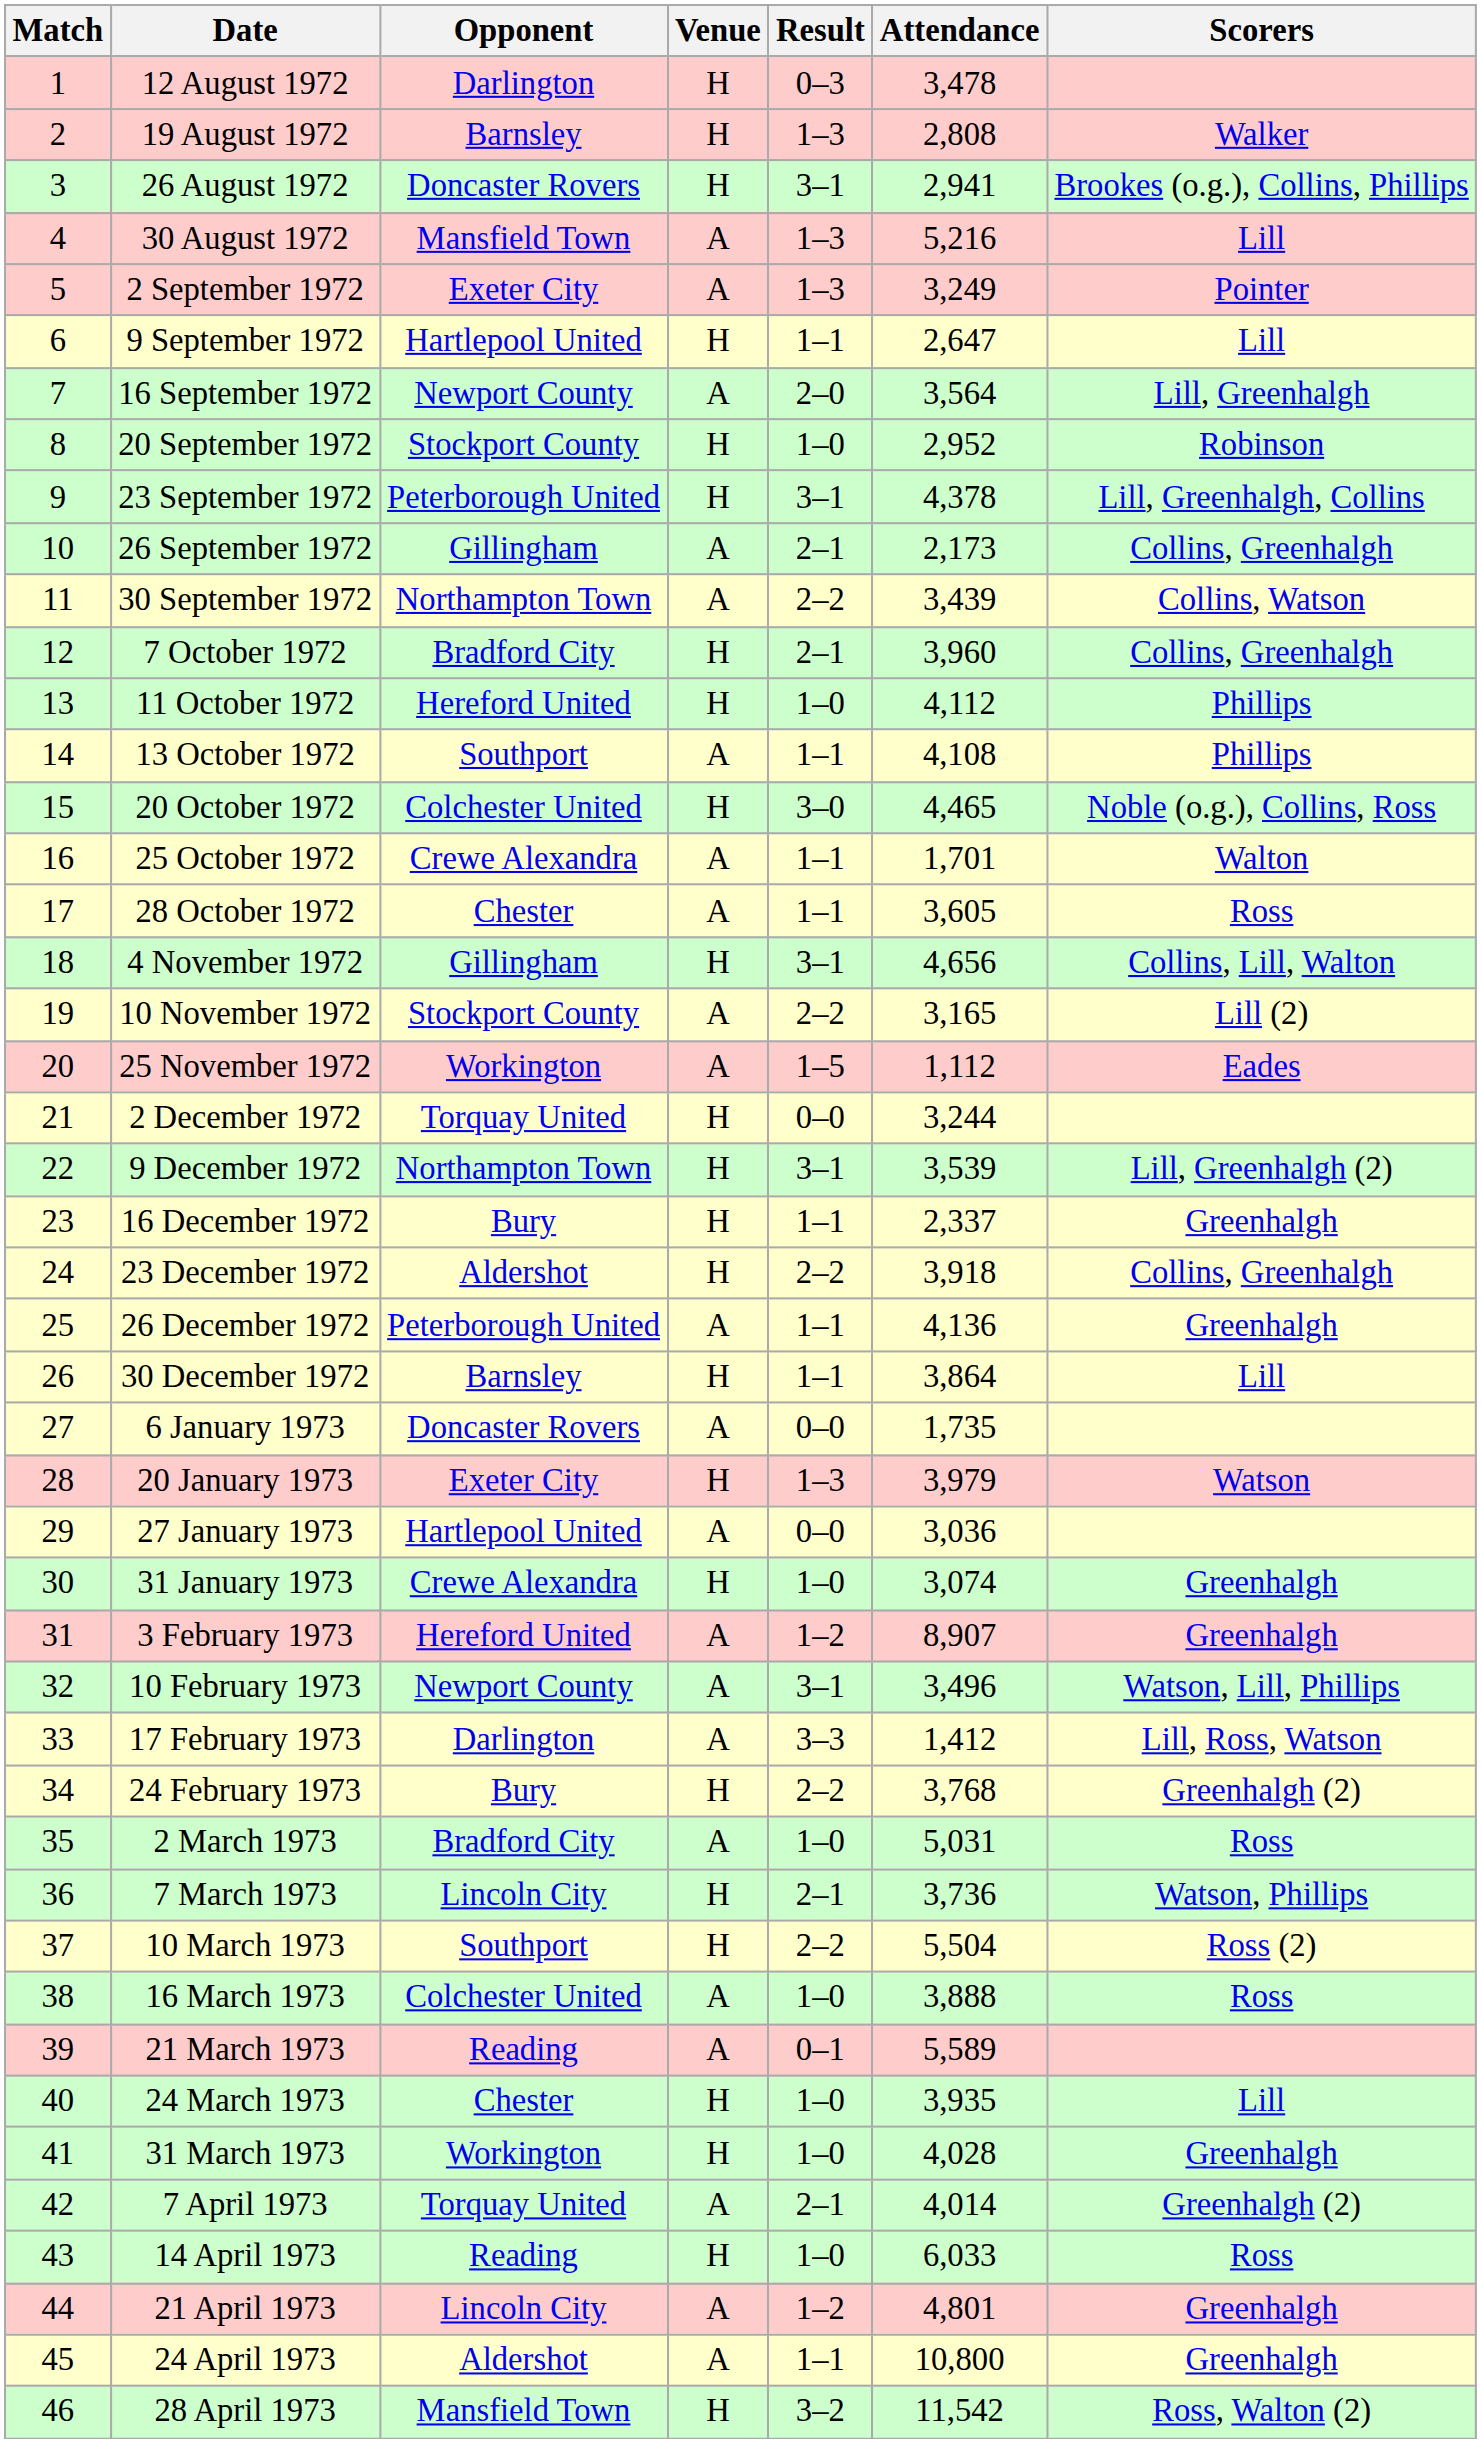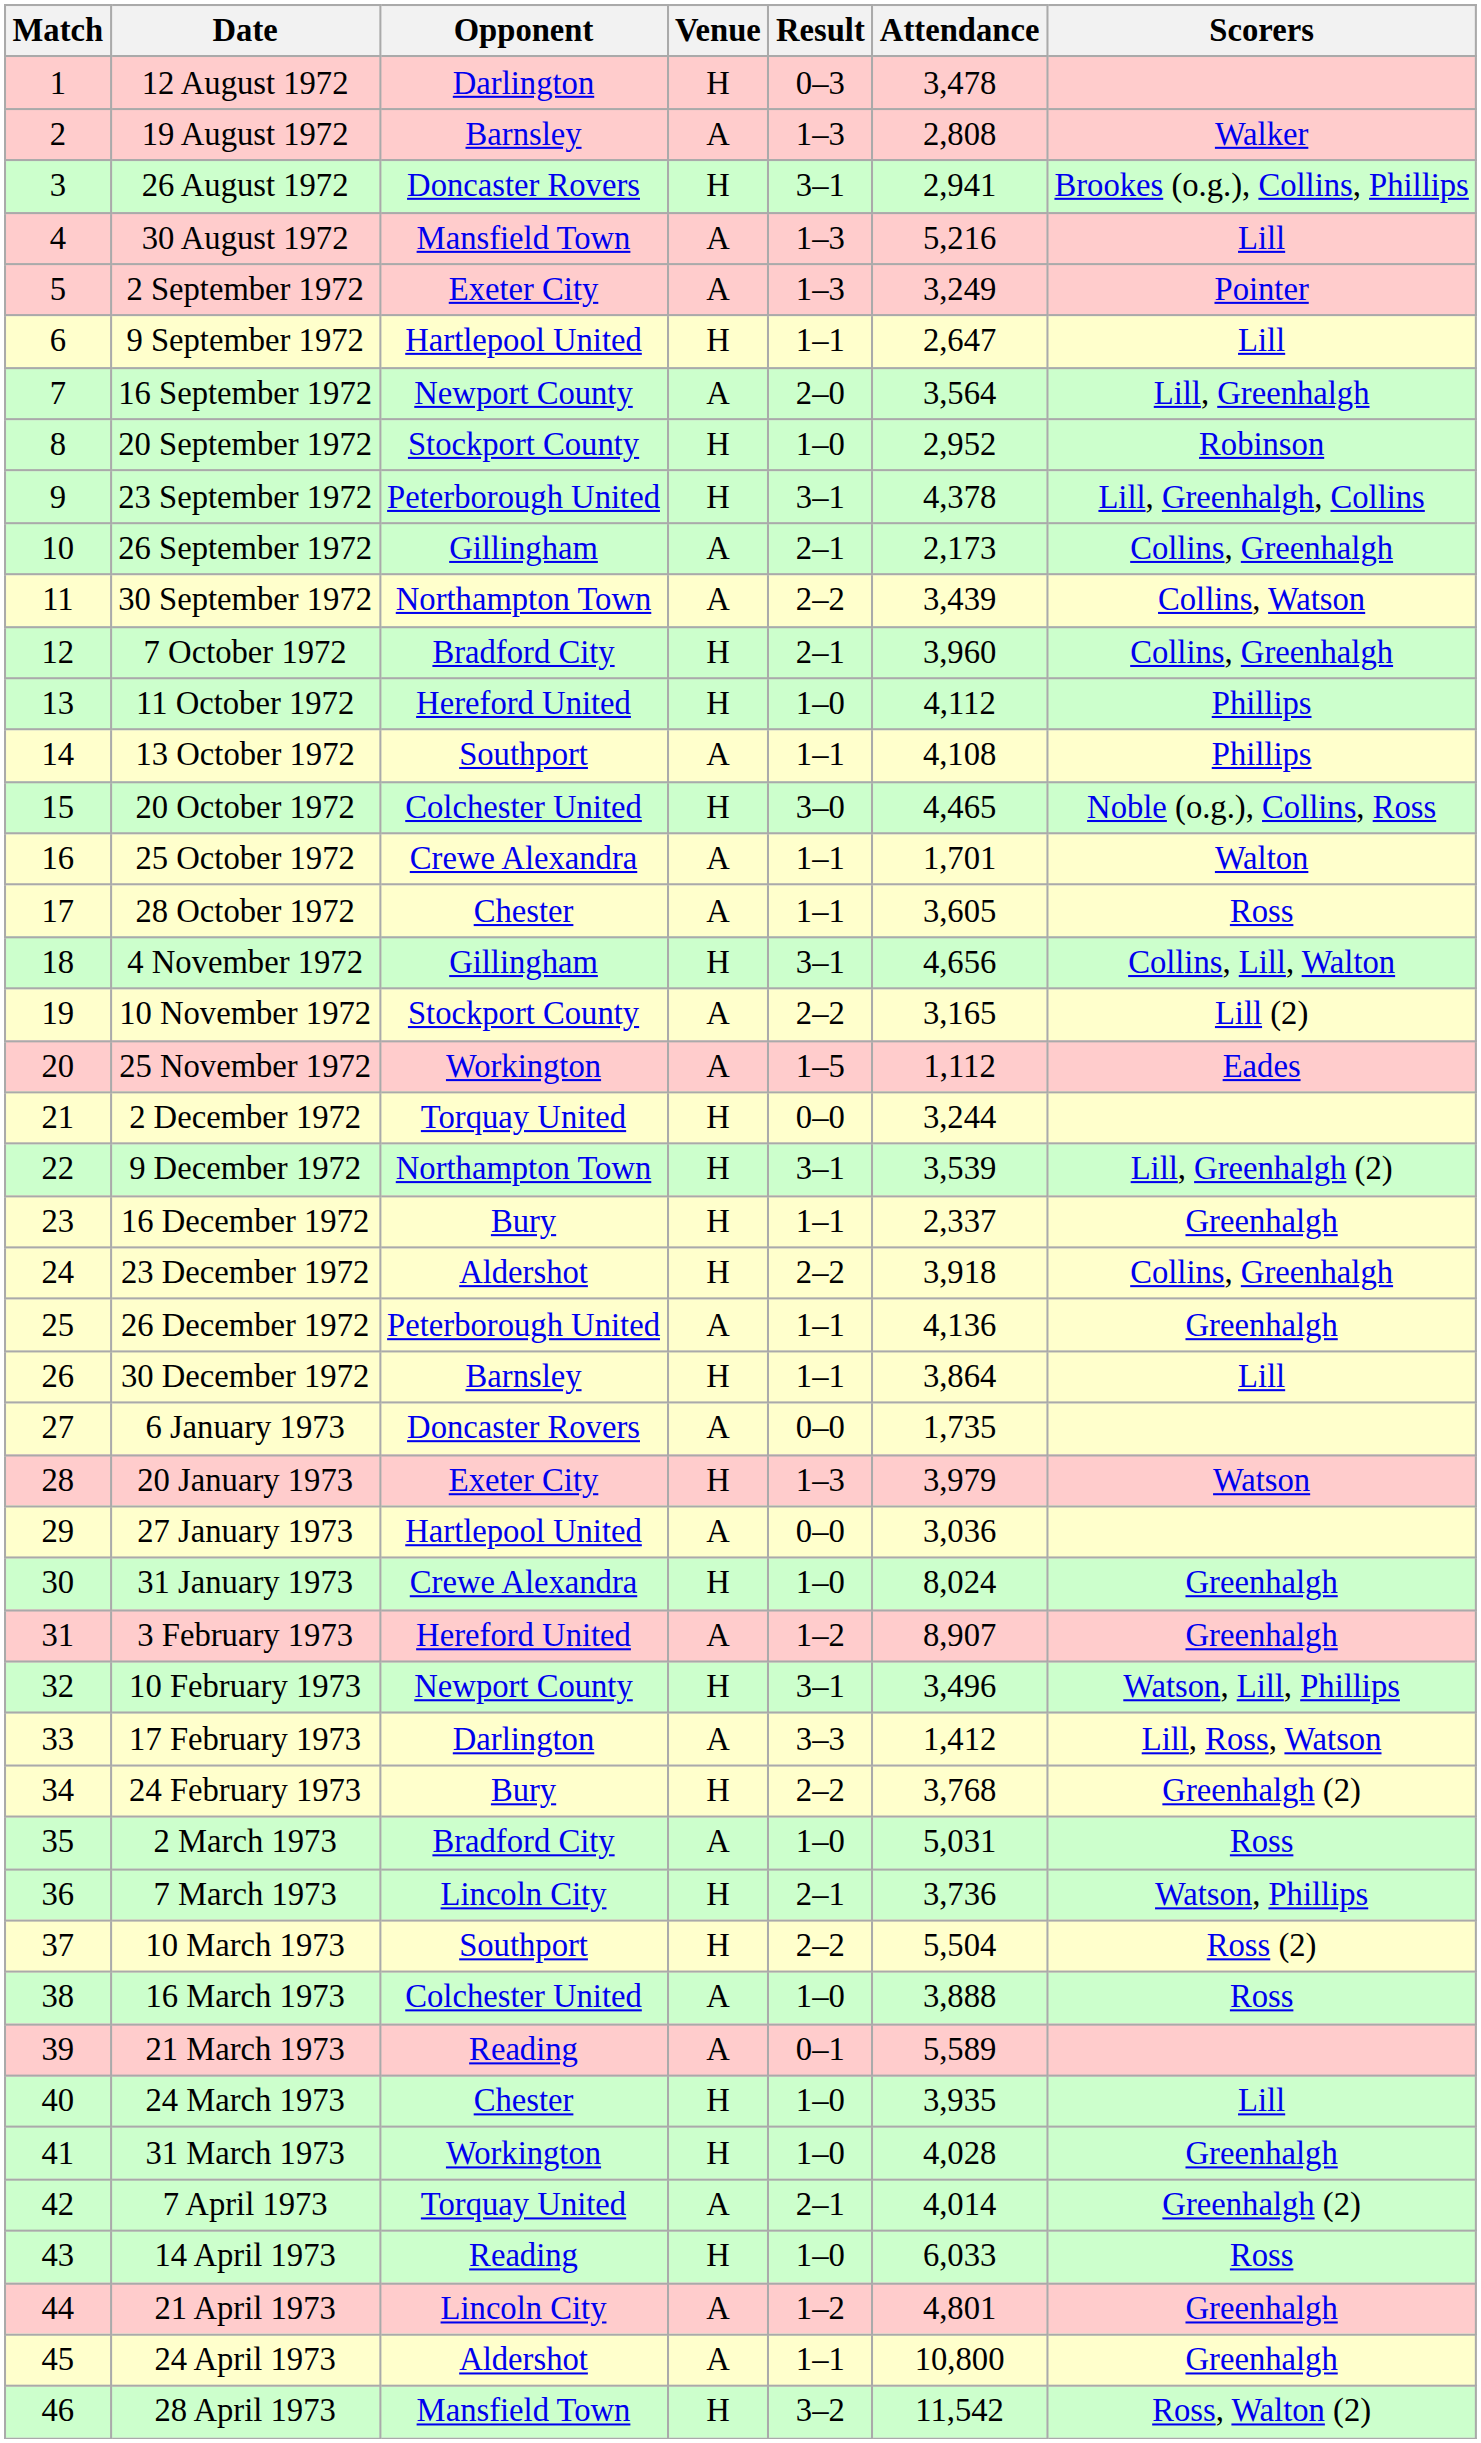(718, 133) H -> (718, 133) A
(960, 1583) 3,074 -> (960, 1583) 8,024
(718, 1686) A -> (718, 1686) H
